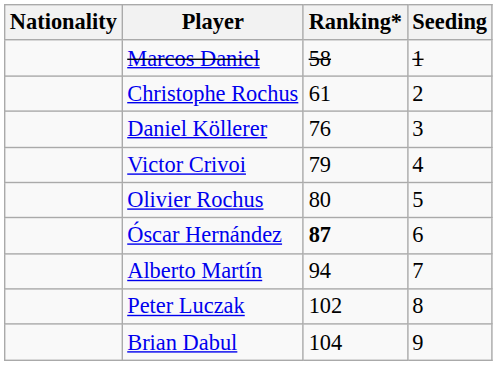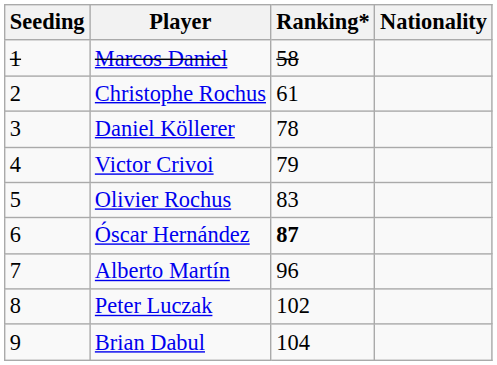columns swapped: (63, 22) <-> (450, 22)
(320, 128) 76 -> (287, 128) 78
(320, 199) 80 -> (287, 199) 83
(320, 270) 94 -> (287, 270) 96
